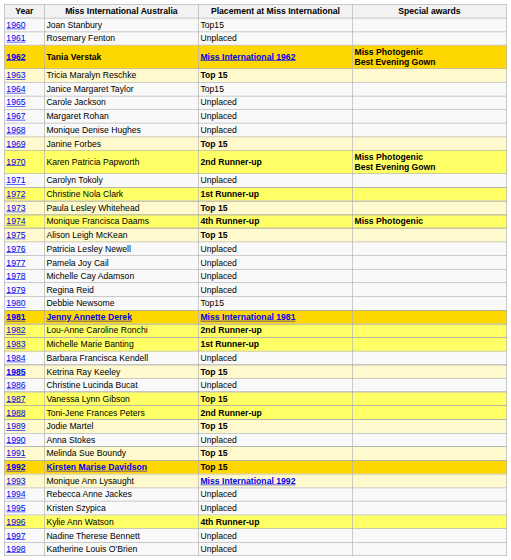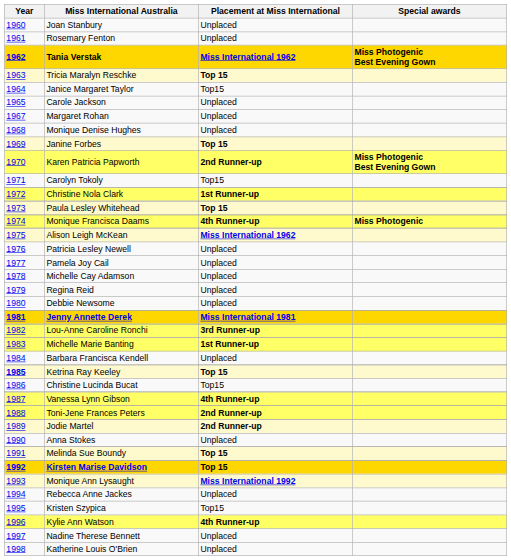(212, 25) Top15 -> (219, 25) Unplaced
(219, 181) Unplaced -> (212, 181) Top15
(214, 235) Top 15 -> (248, 235) Miss International 1962
(212, 304) Top15 -> (219, 304) Unplaced
(231, 331) 2nd Runner-up -> (230, 331) 3rd Runner-up
(219, 386) Unplaced -> (212, 386) Top15
(214, 399) Top 15 -> (230, 399) 4th Runner-up
(214, 427) Top 15 -> (231, 427) 2nd Runner-up
(219, 508) Unplaced -> (212, 508) Top15
